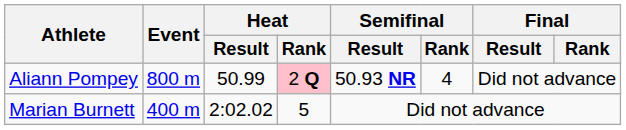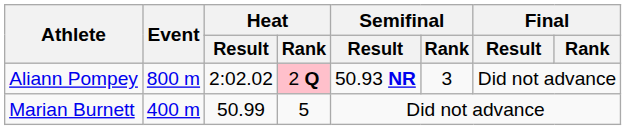(241, 79) 50.99 -> (241, 79) 2:02.02
(447, 79) 4 -> (447, 79) 3
(241, 109) 2:02.02 -> (241, 109) 50.99
